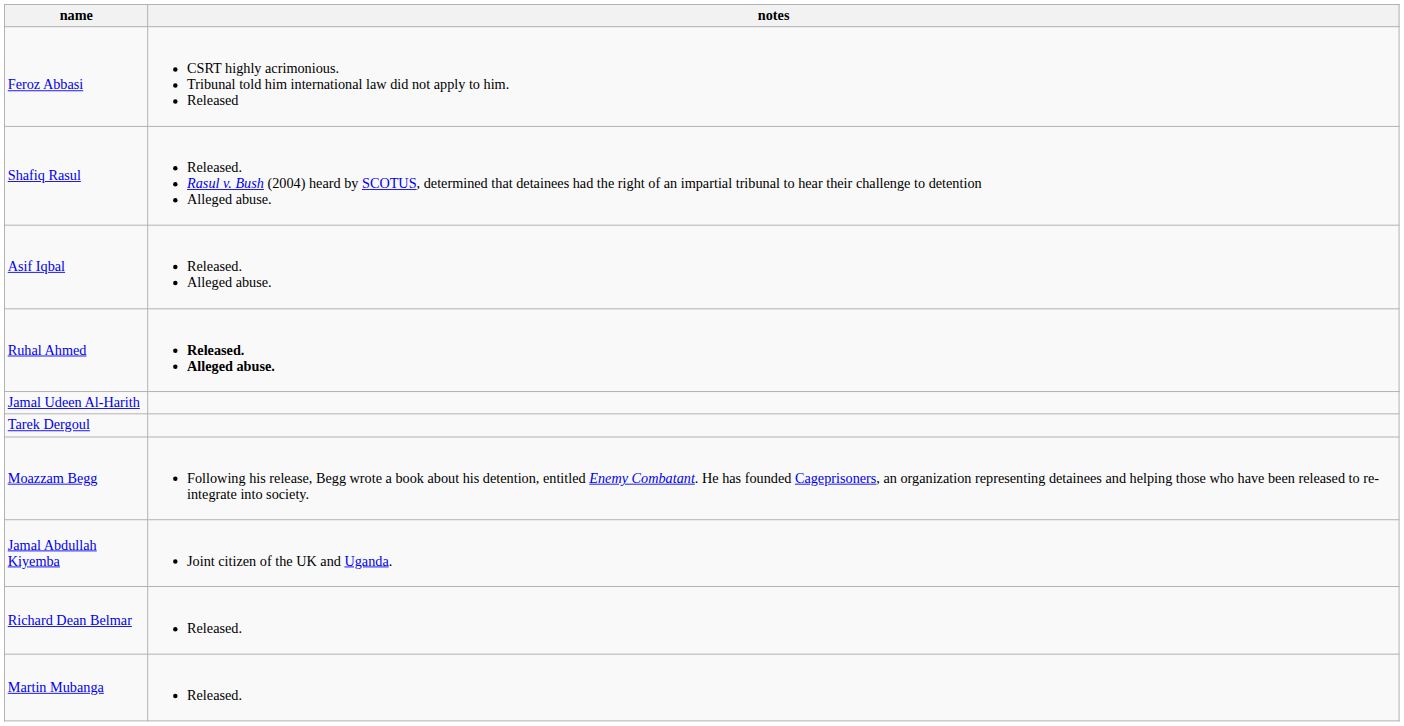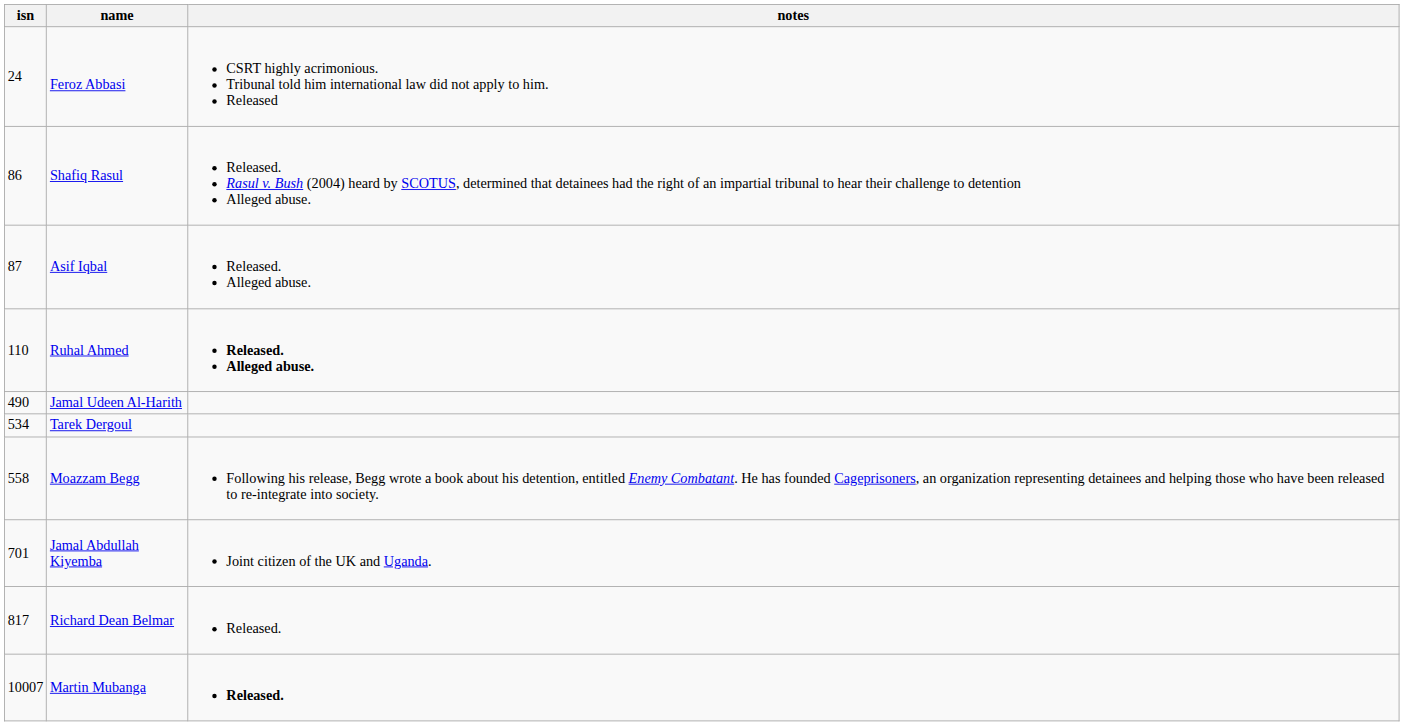+ column: (26, 15)
(774, 695) normal -> (793, 695) bold
